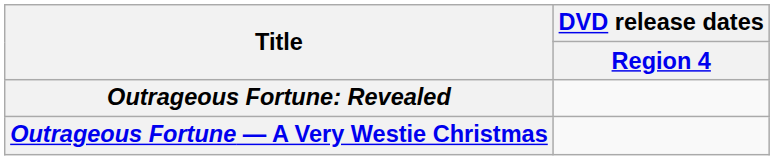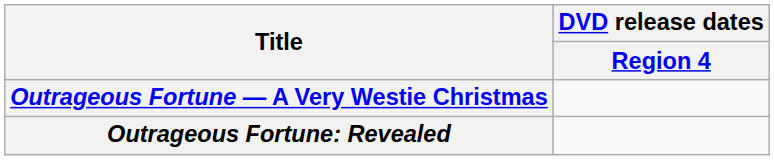rows swapped: (279, 97) <-> (279, 135)
